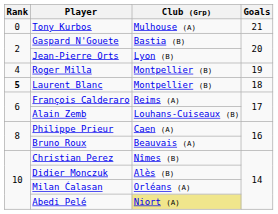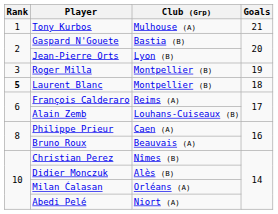(17, 26) 0 -> (17, 26) 1
(17, 70) 4 -> (17, 70) 3
(157, 202) khaki background -> (157, 202) no background
